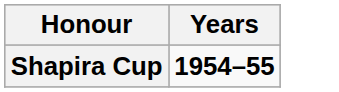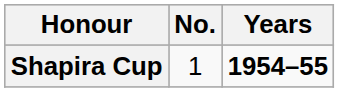+ column: (195, 24)
